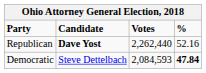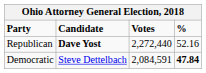(152, 44) 2,262,440 -> (152, 44) 2,272,440
(152, 60) 2,084,593 -> (152, 60) 2,084,591
